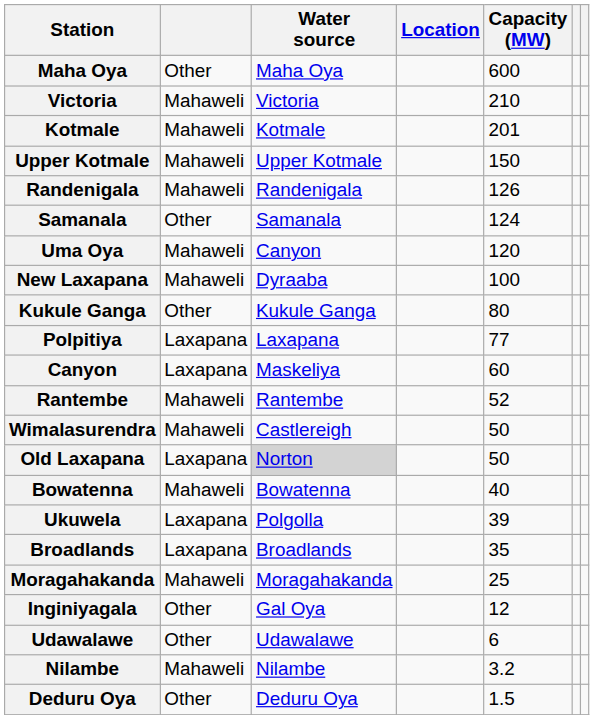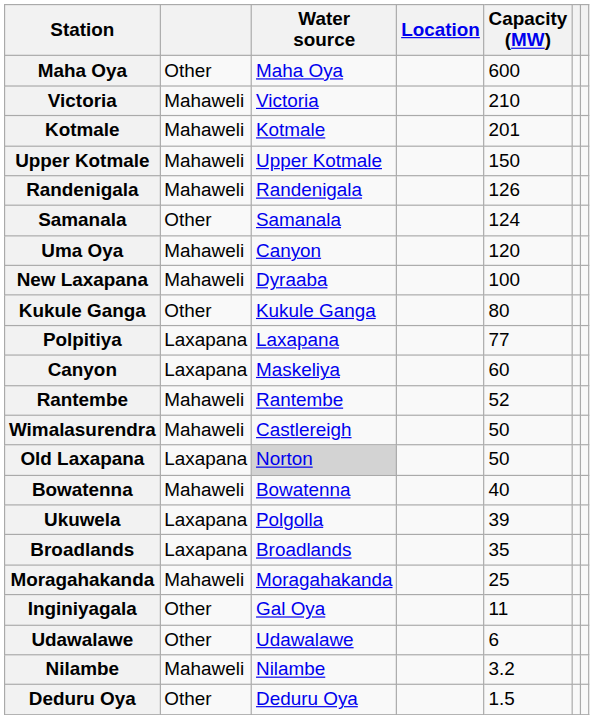(499, 609) 12 -> (498, 609) 11
